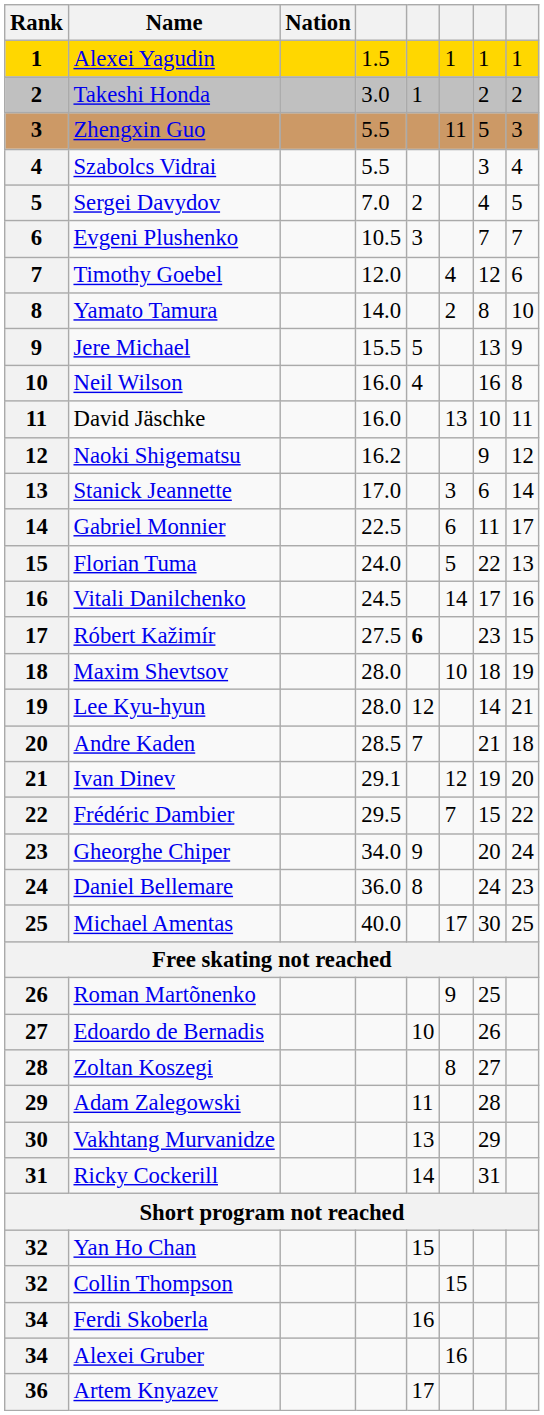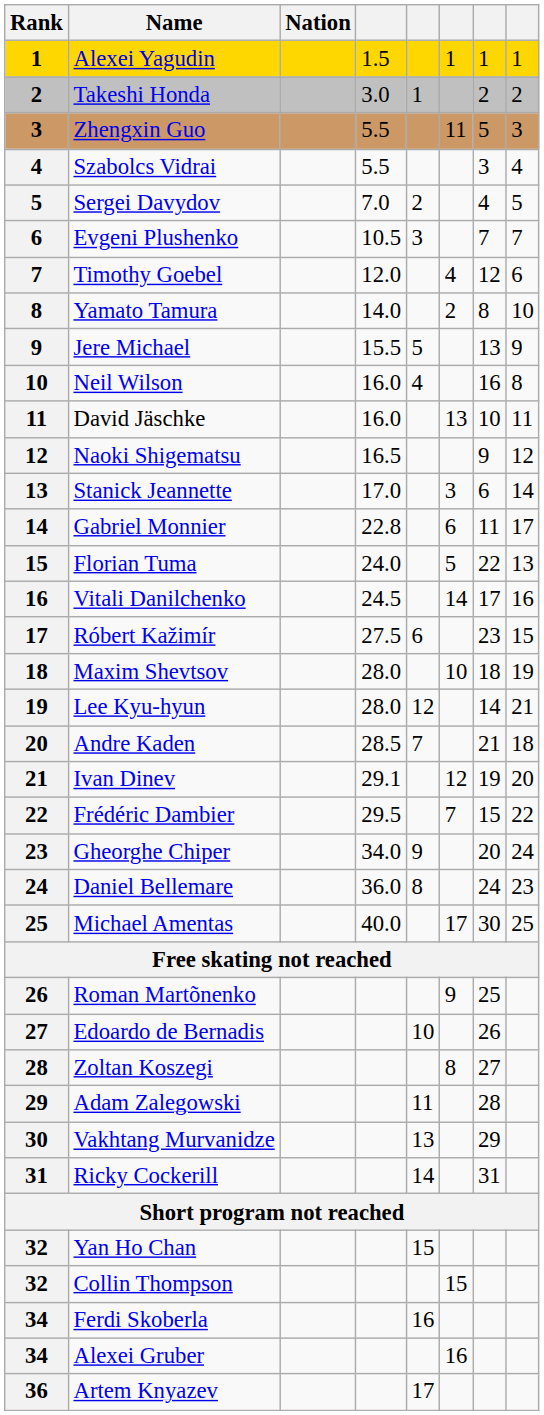(381, 454) 16.2 -> (381, 454) 16.5
(381, 526) 22.5 -> (381, 526) 22.8
(417, 635) bold -> (417, 635) normal
